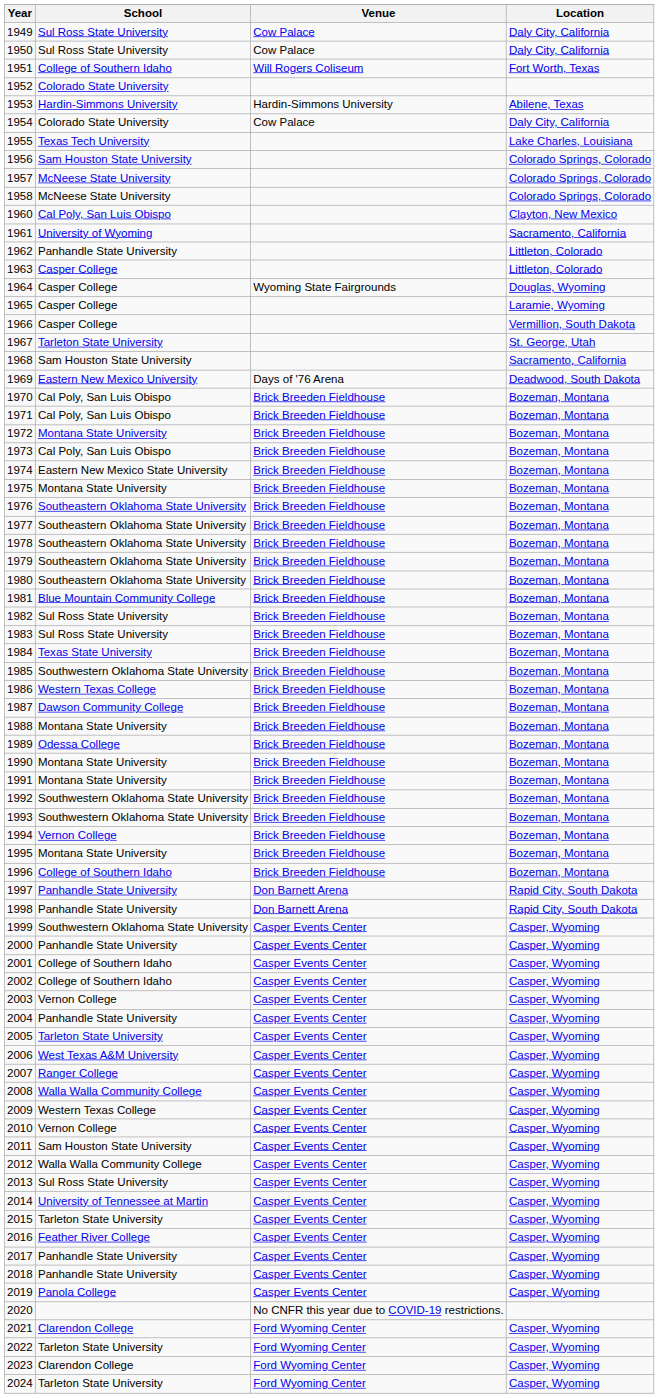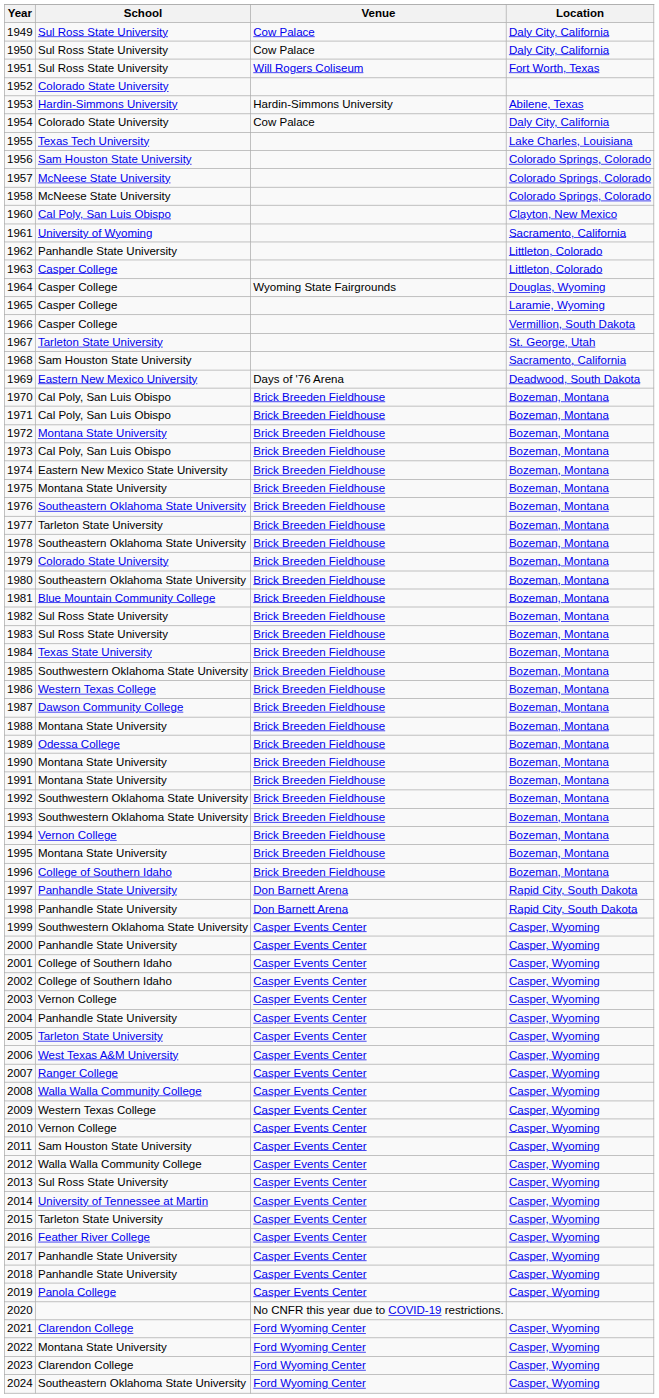(105, 68) College of Southern Idaho -> (103, 68) Sul Ross State University
(142, 525) Southeastern Oklahoma State University -> (100, 525) Tarleton State University
(142, 561) Southeastern Oklahoma State University -> (103, 561) Colorado State University
(100, 1347) Tarleton State University -> (102, 1347) Montana State University
(100, 1383) Tarleton State University -> (142, 1383) Southeastern Oklahoma State University
